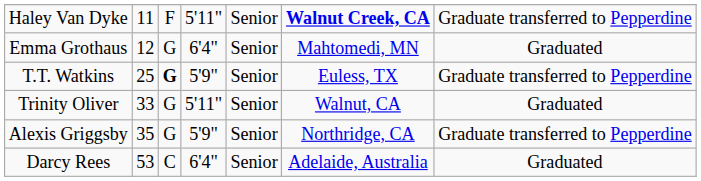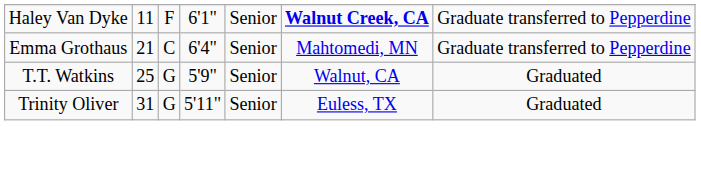(204, 18) 5'11" -> (203, 18) 6'1"
(145, 47) 12 -> (145, 47) 21
(170, 47) G -> (169, 47) C
(565, 47) Graduated -> (564, 47) Graduate transferred to Pepperdine
(170, 76) bold -> (169, 76) normal
(358, 76) Euless, TX -> (357, 76) Walnut, CA
(565, 76) Graduate transferred to Pepperdine -> (564, 76) Graduated
(145, 104) 33 -> (145, 104) 31
(358, 104) Walnut, CA -> (357, 104) Euless, TX
- row: (68, 133)
- row: (68, 162)
